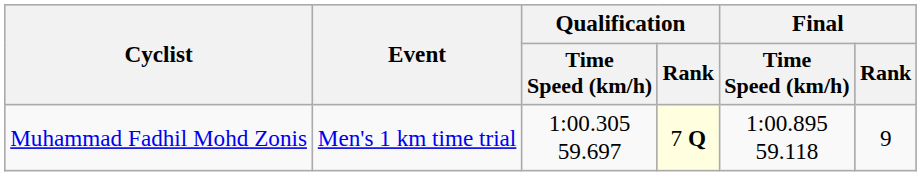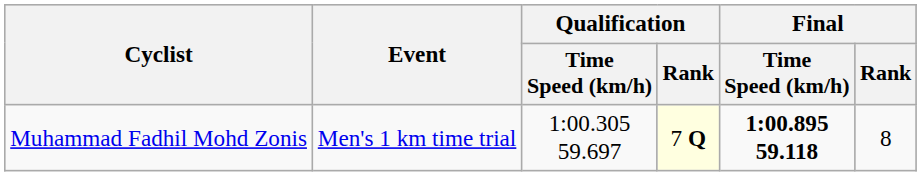(787, 137) normal -> (787, 137) bold
(886, 137) 9 -> (886, 137) 8
